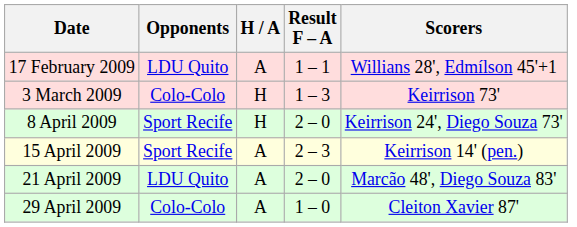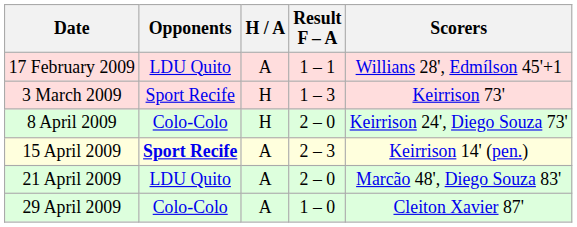(188, 94) Colo-Colo -> (190, 94) Sport Recife
(188, 123) Sport Recife -> (190, 123) Colo-Colo
(188, 151) normal -> (190, 151) bold
